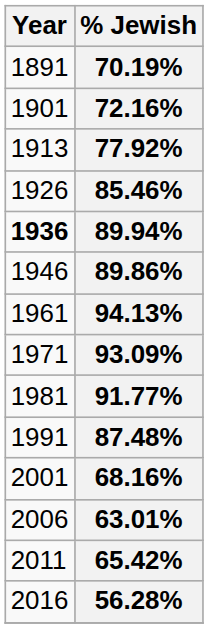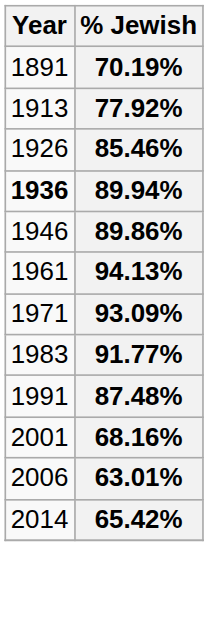- row: (139, 108)
(40, 395) 1981 -> (40, 354) 1983
(39, 560) 2011 -> (40, 519) 2014
- row: (139, 601)
